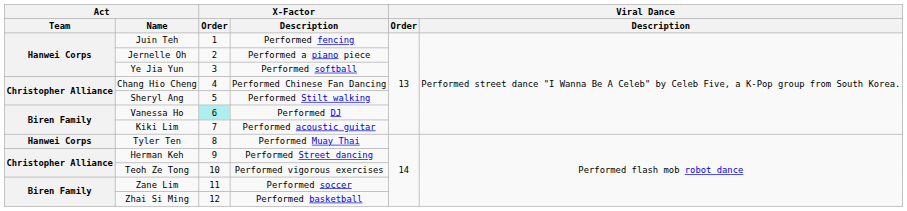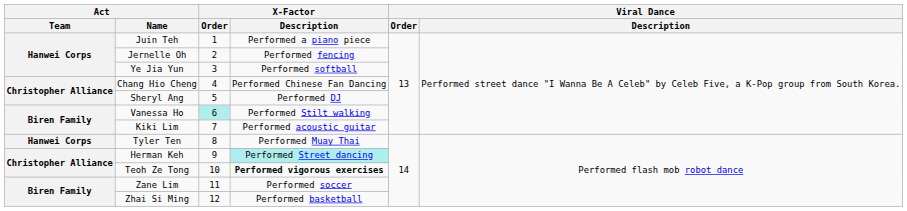(309, 40) Performed fencing -> (309, 40) Performed a piano piece
(309, 55) Performed a piano piece -> (309, 55) Performed fencing
(309, 98) Performed Stilt walking -> (309, 98) Performed DJ
(309, 112) Performed DJ -> (309, 112) Performed Stilt walking
(309, 156) no background -> (309, 156) paleturquoise background
(309, 170) normal -> (309, 170) bold
